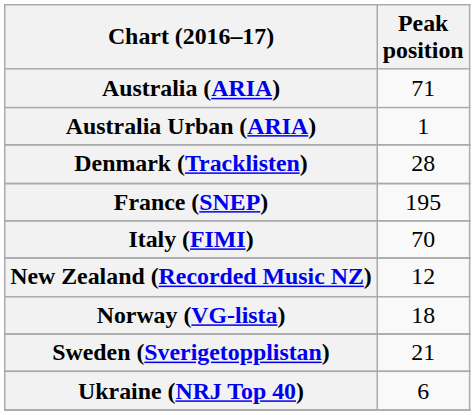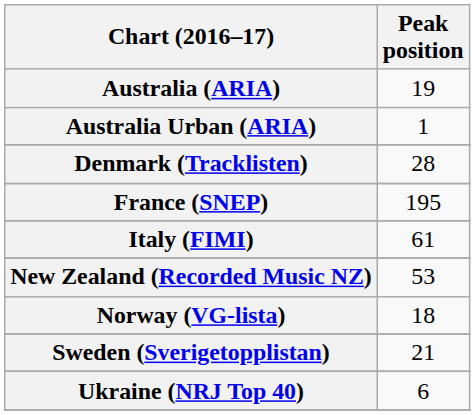(423, 88) 71 -> (423, 88) 19
(423, 239) 70 -> (423, 239) 61
(423, 277) 12 -> (423, 277) 53
